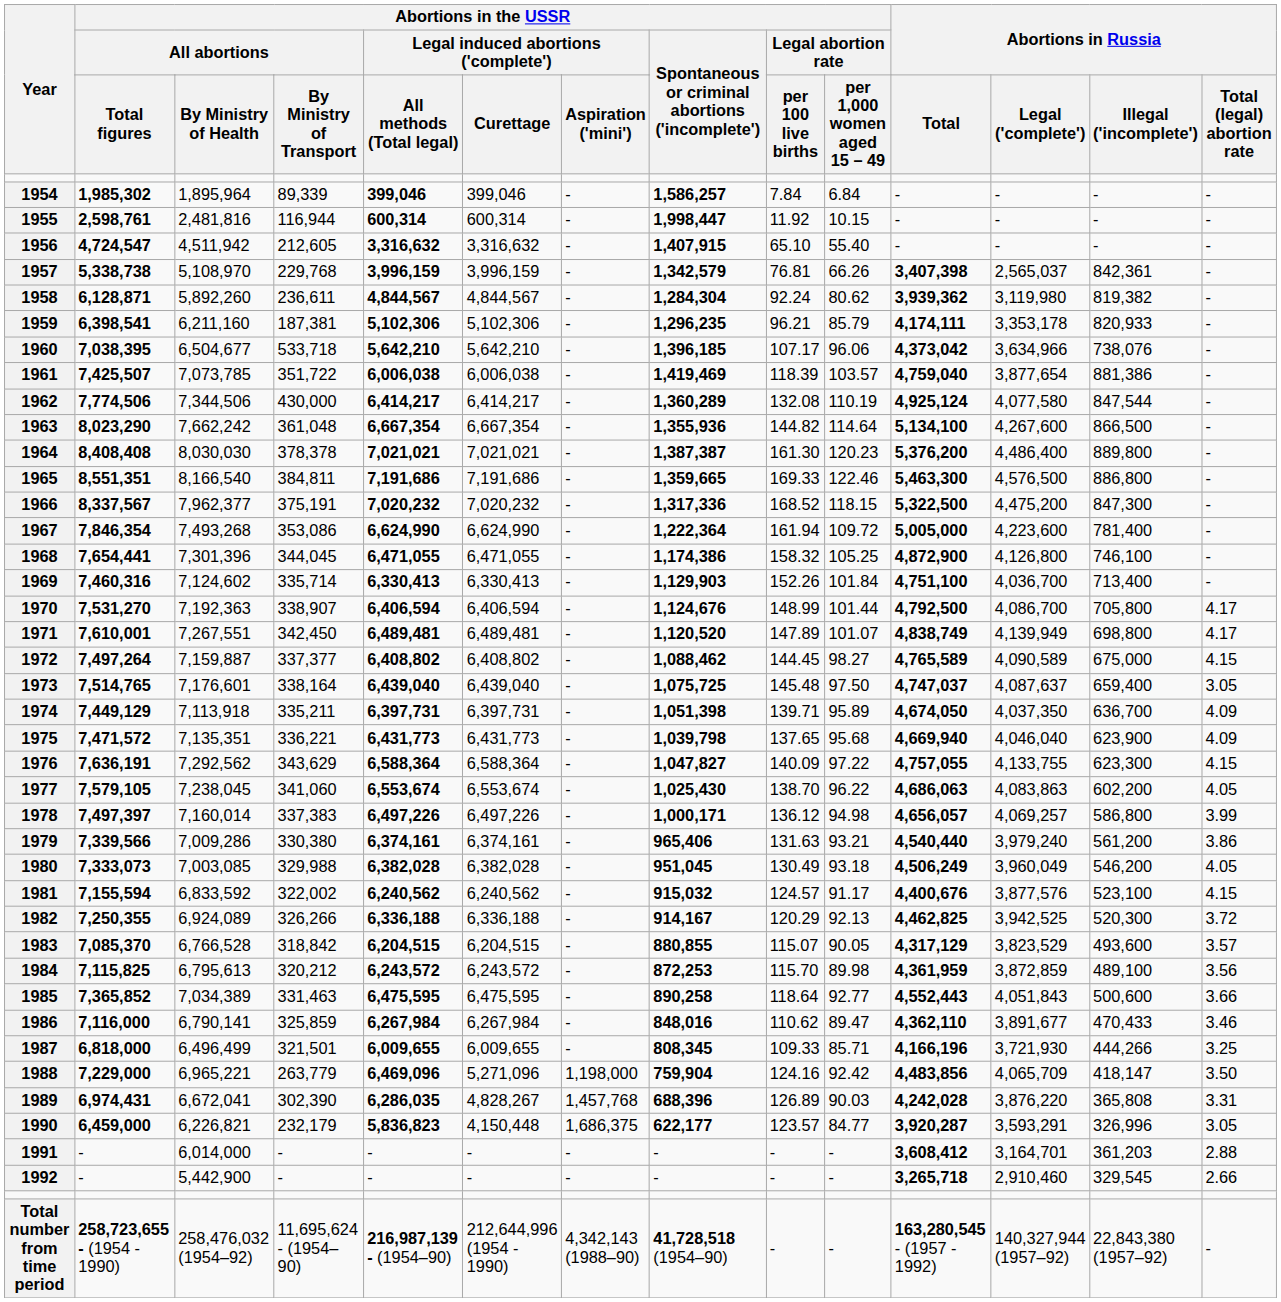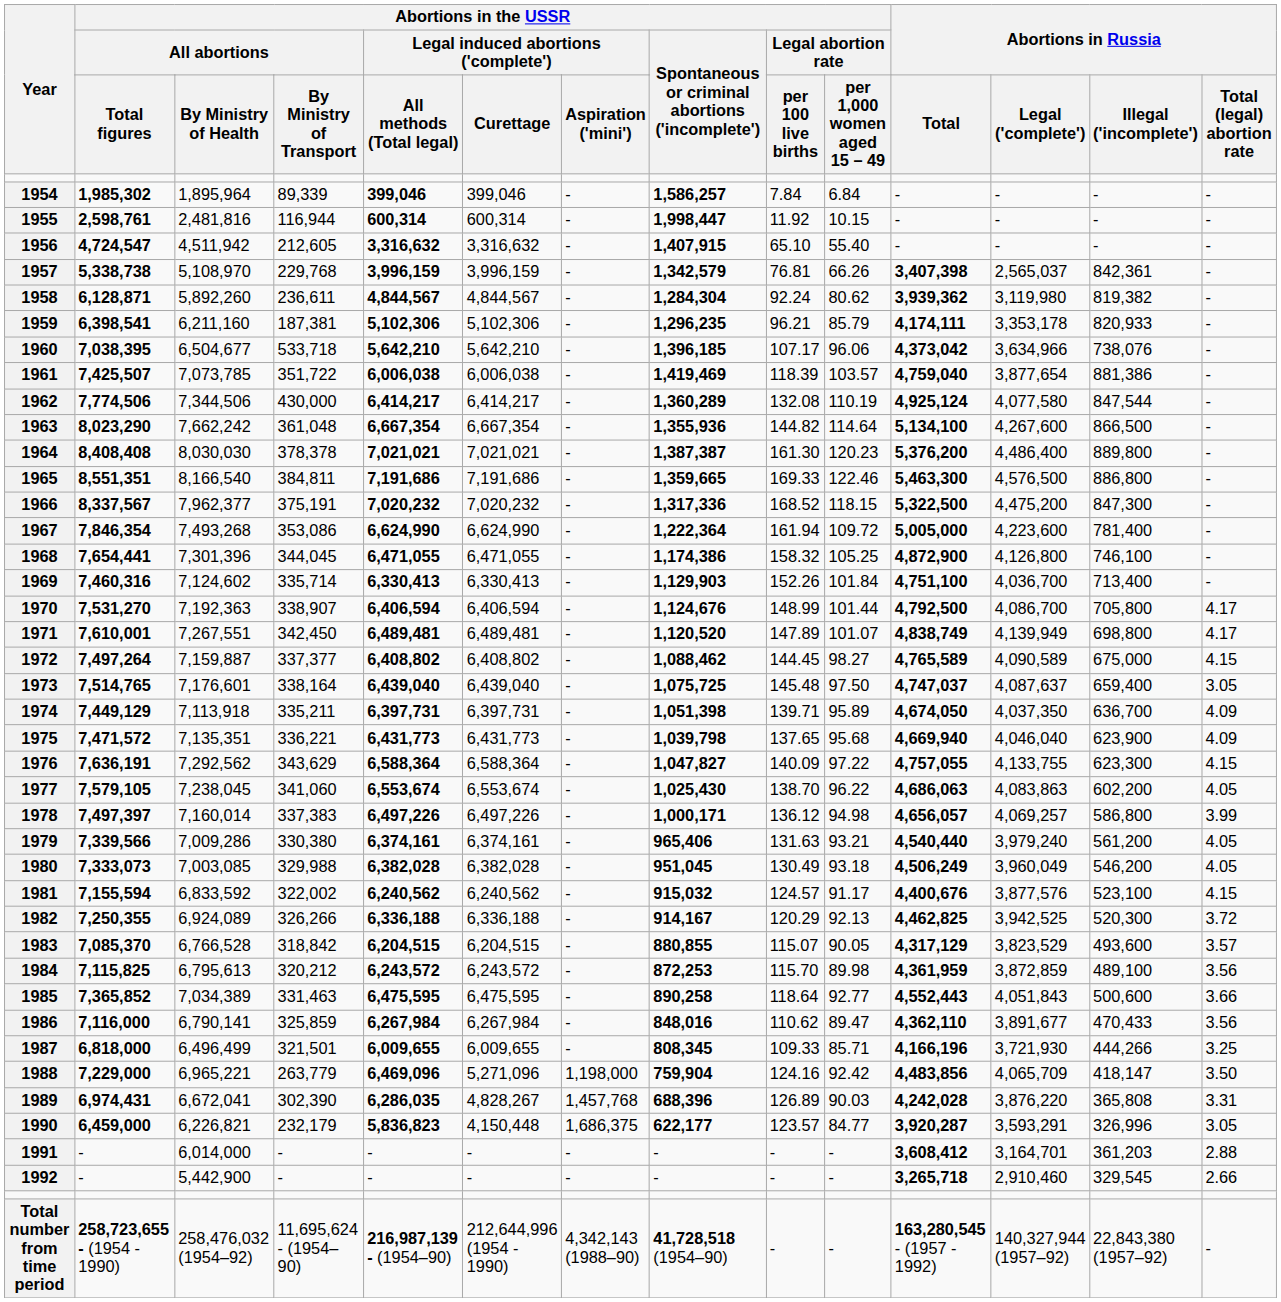(1221, 841) 3.86 -> (1221, 841) 4.05
(1221, 1022) 3.46 -> (1221, 1022) 3.56
